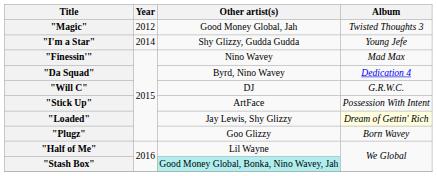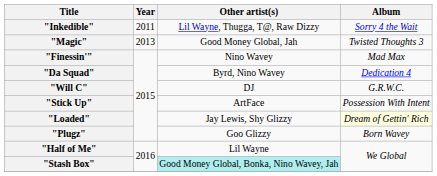+ row: (69, 27)
(145, 27) 2012 -> (145, 42) 2013
- row: (69, 42)
